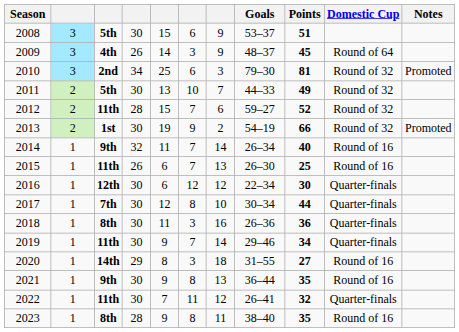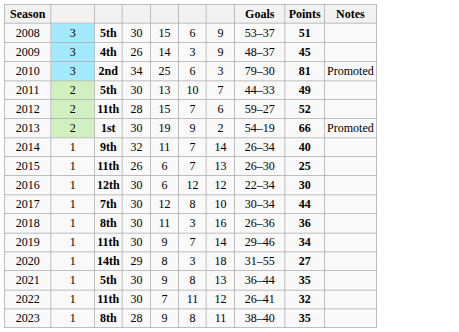- column: (363, 14)
(108, 280) 9th -> (108, 280) 5th
